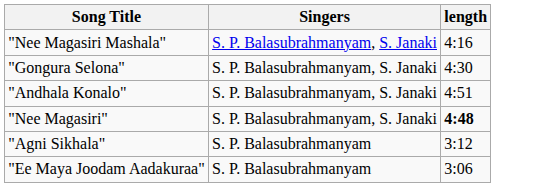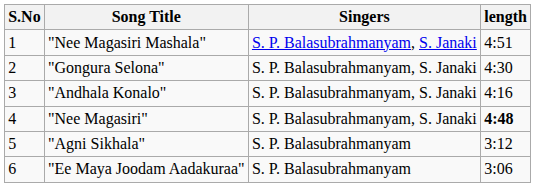+ column: (24, 17)
(459, 42) 4:16 -> (498, 42) 4:51
(459, 93) 4:51 -> (498, 93) 4:16
